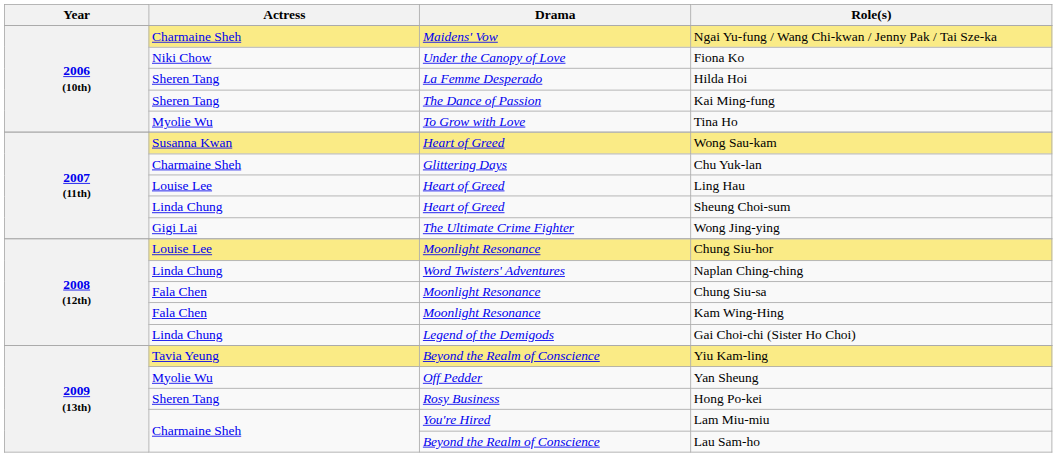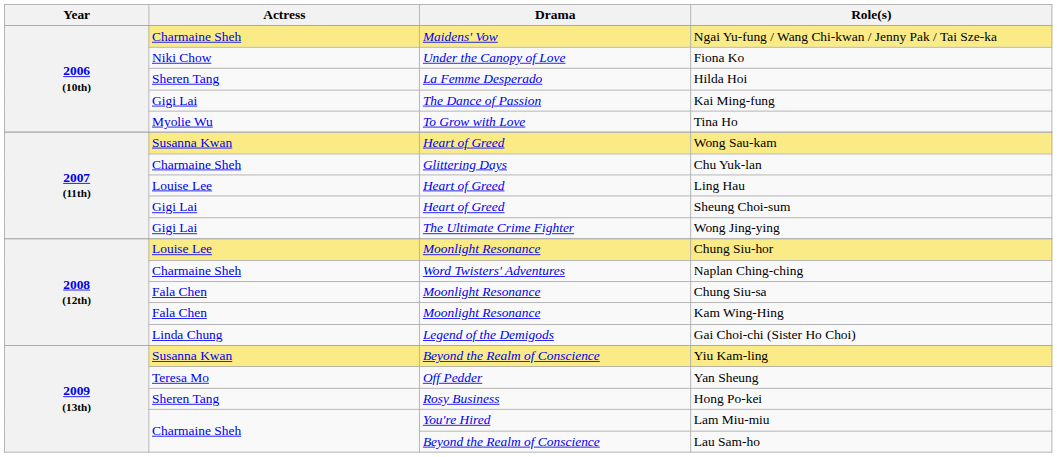(186, 100) Sheren Tang -> (175, 100) Gigi Lai
(187, 206) Linda Chung -> (175, 206) Gigi Lai
(187, 270) Linda Chung -> (197, 270) Charmaine Sheh
(185, 356) Tavia Yeung -> (192, 356) Susanna Kwan
(182, 377) Myolie Wu -> (180, 377) Teresa Mo
